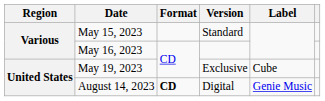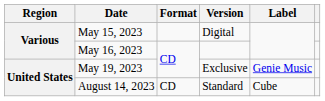(223, 31) Standard -> (218, 31) Digital
(265, 68) Cube -> (282, 68) Genie Music
(168, 86) bold -> (168, 86) normal
(218, 86) Digital -> (223, 86) Standard
(282, 86) Genie Music -> (265, 86) Cube
